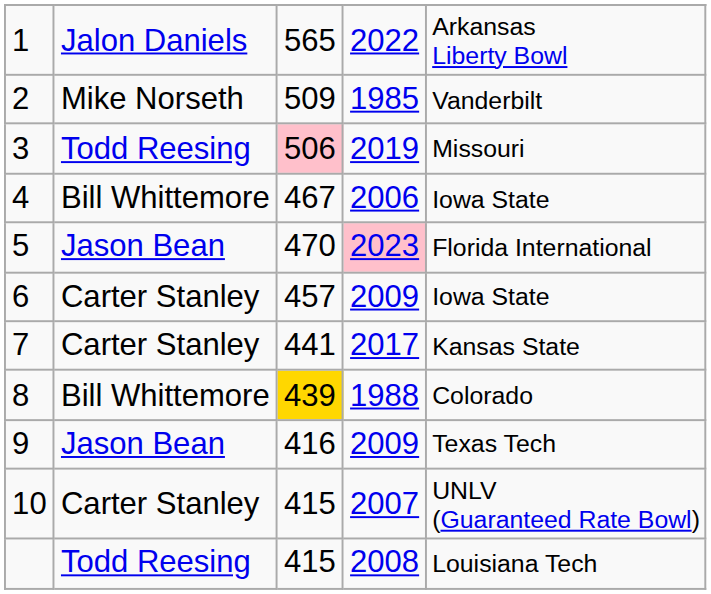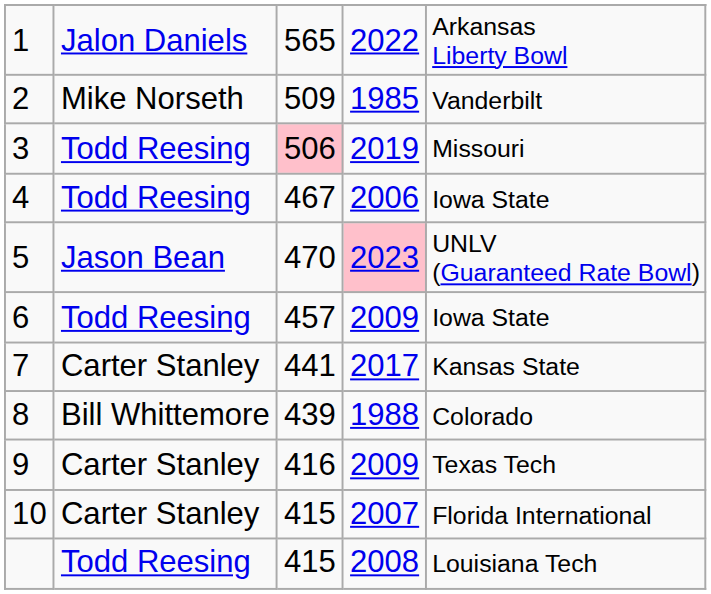(165, 197) Bill Whittemore -> (156, 197) Todd Reesing
(542, 247) Florida International -> (566, 258) UNLV (Guaranteed Rate Bowl)
(160, 296) Carter Stanley -> (156, 316) Todd Reesing
(310, 394) gold background -> (310, 415) no background
(143, 443) Jason Bean -> (160, 464) Carter Stanley
(566, 504) UNLV (Guaranteed Rate Bowl) -> (542, 514) Florida International
